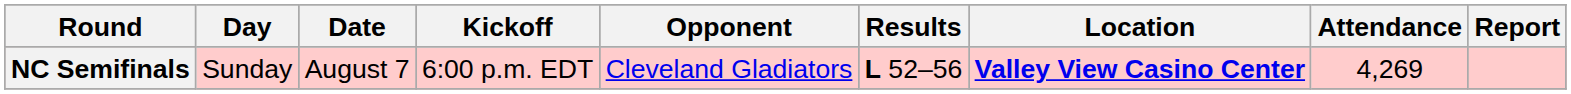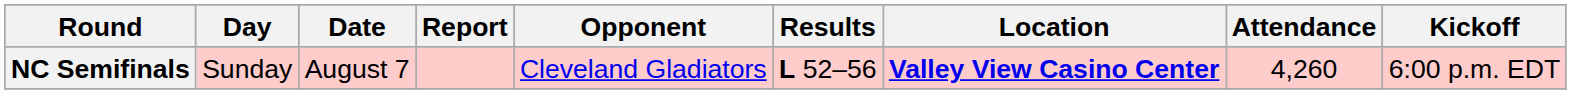columns swapped: (508, 26) <-> (1517, 26)
(1390, 68) 4,269 -> (1304, 68) 4,260
